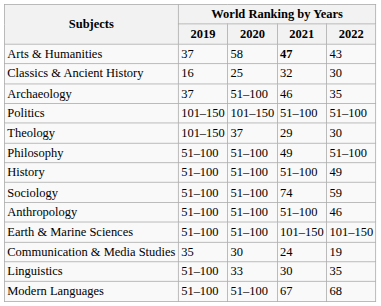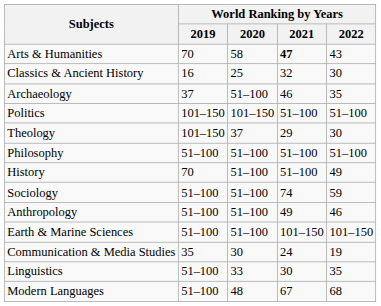(187, 53) 37 -> (187, 53) 70
(286, 152) 49 -> (299, 152) 51–100
(200, 172) 51–100 -> (187, 172) 70
(299, 212) 51–100 -> (286, 212) 49
(249, 291) 51–100 -> (237, 291) 48
